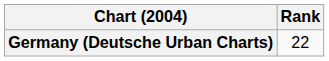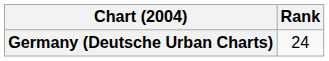(300, 42) 22 -> (300, 42) 24
